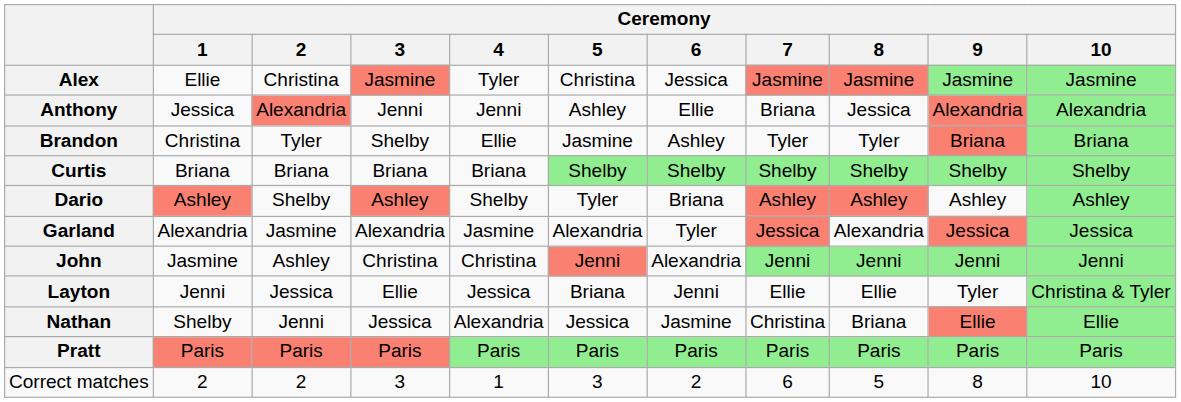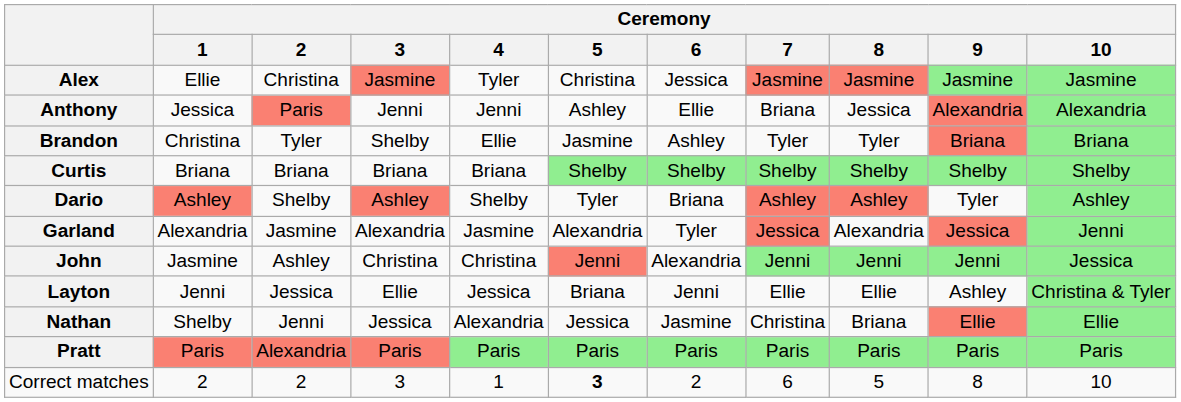(301, 110) Alexandria -> (301, 110) Paris
(978, 200) Ashley -> (978, 200) Tyler
(1101, 230) Jessica -> (1101, 230) Jenni
(1101, 261) Jenni -> (1101, 261) Jessica
(978, 291) Tyler -> (978, 291) Ashley
(301, 351) Paris -> (301, 351) Alexandria
(597, 381) normal -> (597, 381) bold
